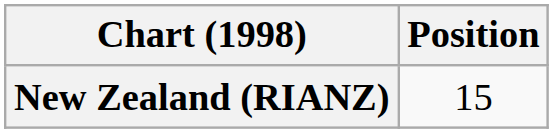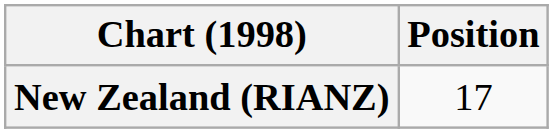(473, 95) 15 -> (473, 95) 17
